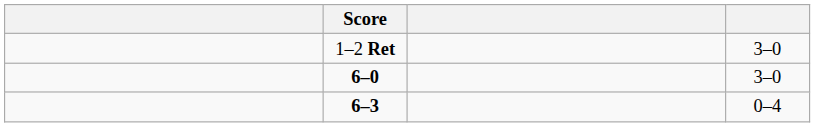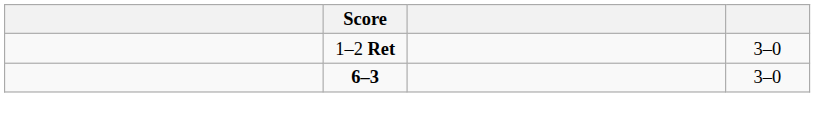- row: (365, 77)
(767, 106) 0–4 -> (767, 77) 3–0
